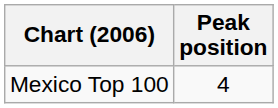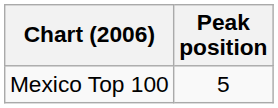(223, 84) 4 -> (223, 84) 5
